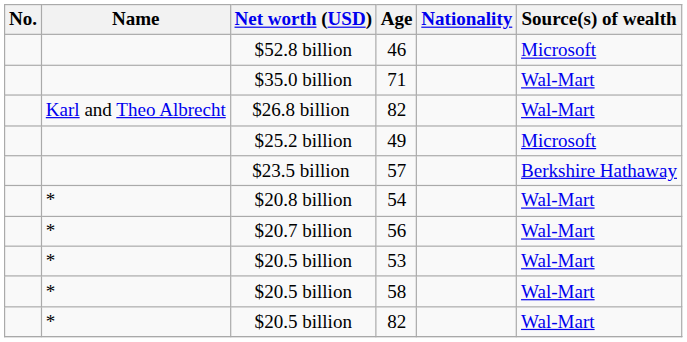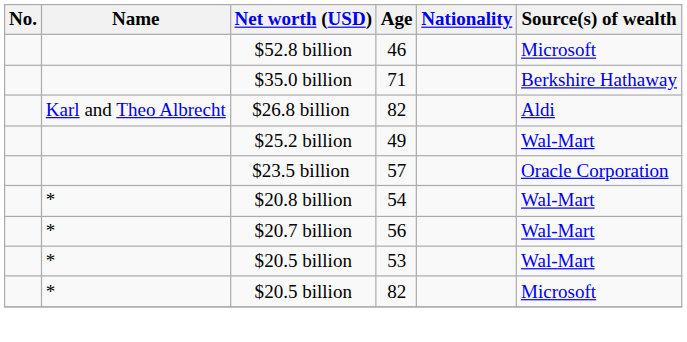(558, 79) Wal-Mart -> (599, 79) Berkshire Hathaway
(558, 110) Wal-Mart -> (538, 110) Aldi
(559, 140) Microsoft -> (558, 140) Wal-Mart
(599, 170) Berkshire Hathaway -> (595, 170) Oracle Corporation
- row: (303, 291)
(558, 321) Wal-Mart -> (559, 291) Microsoft
